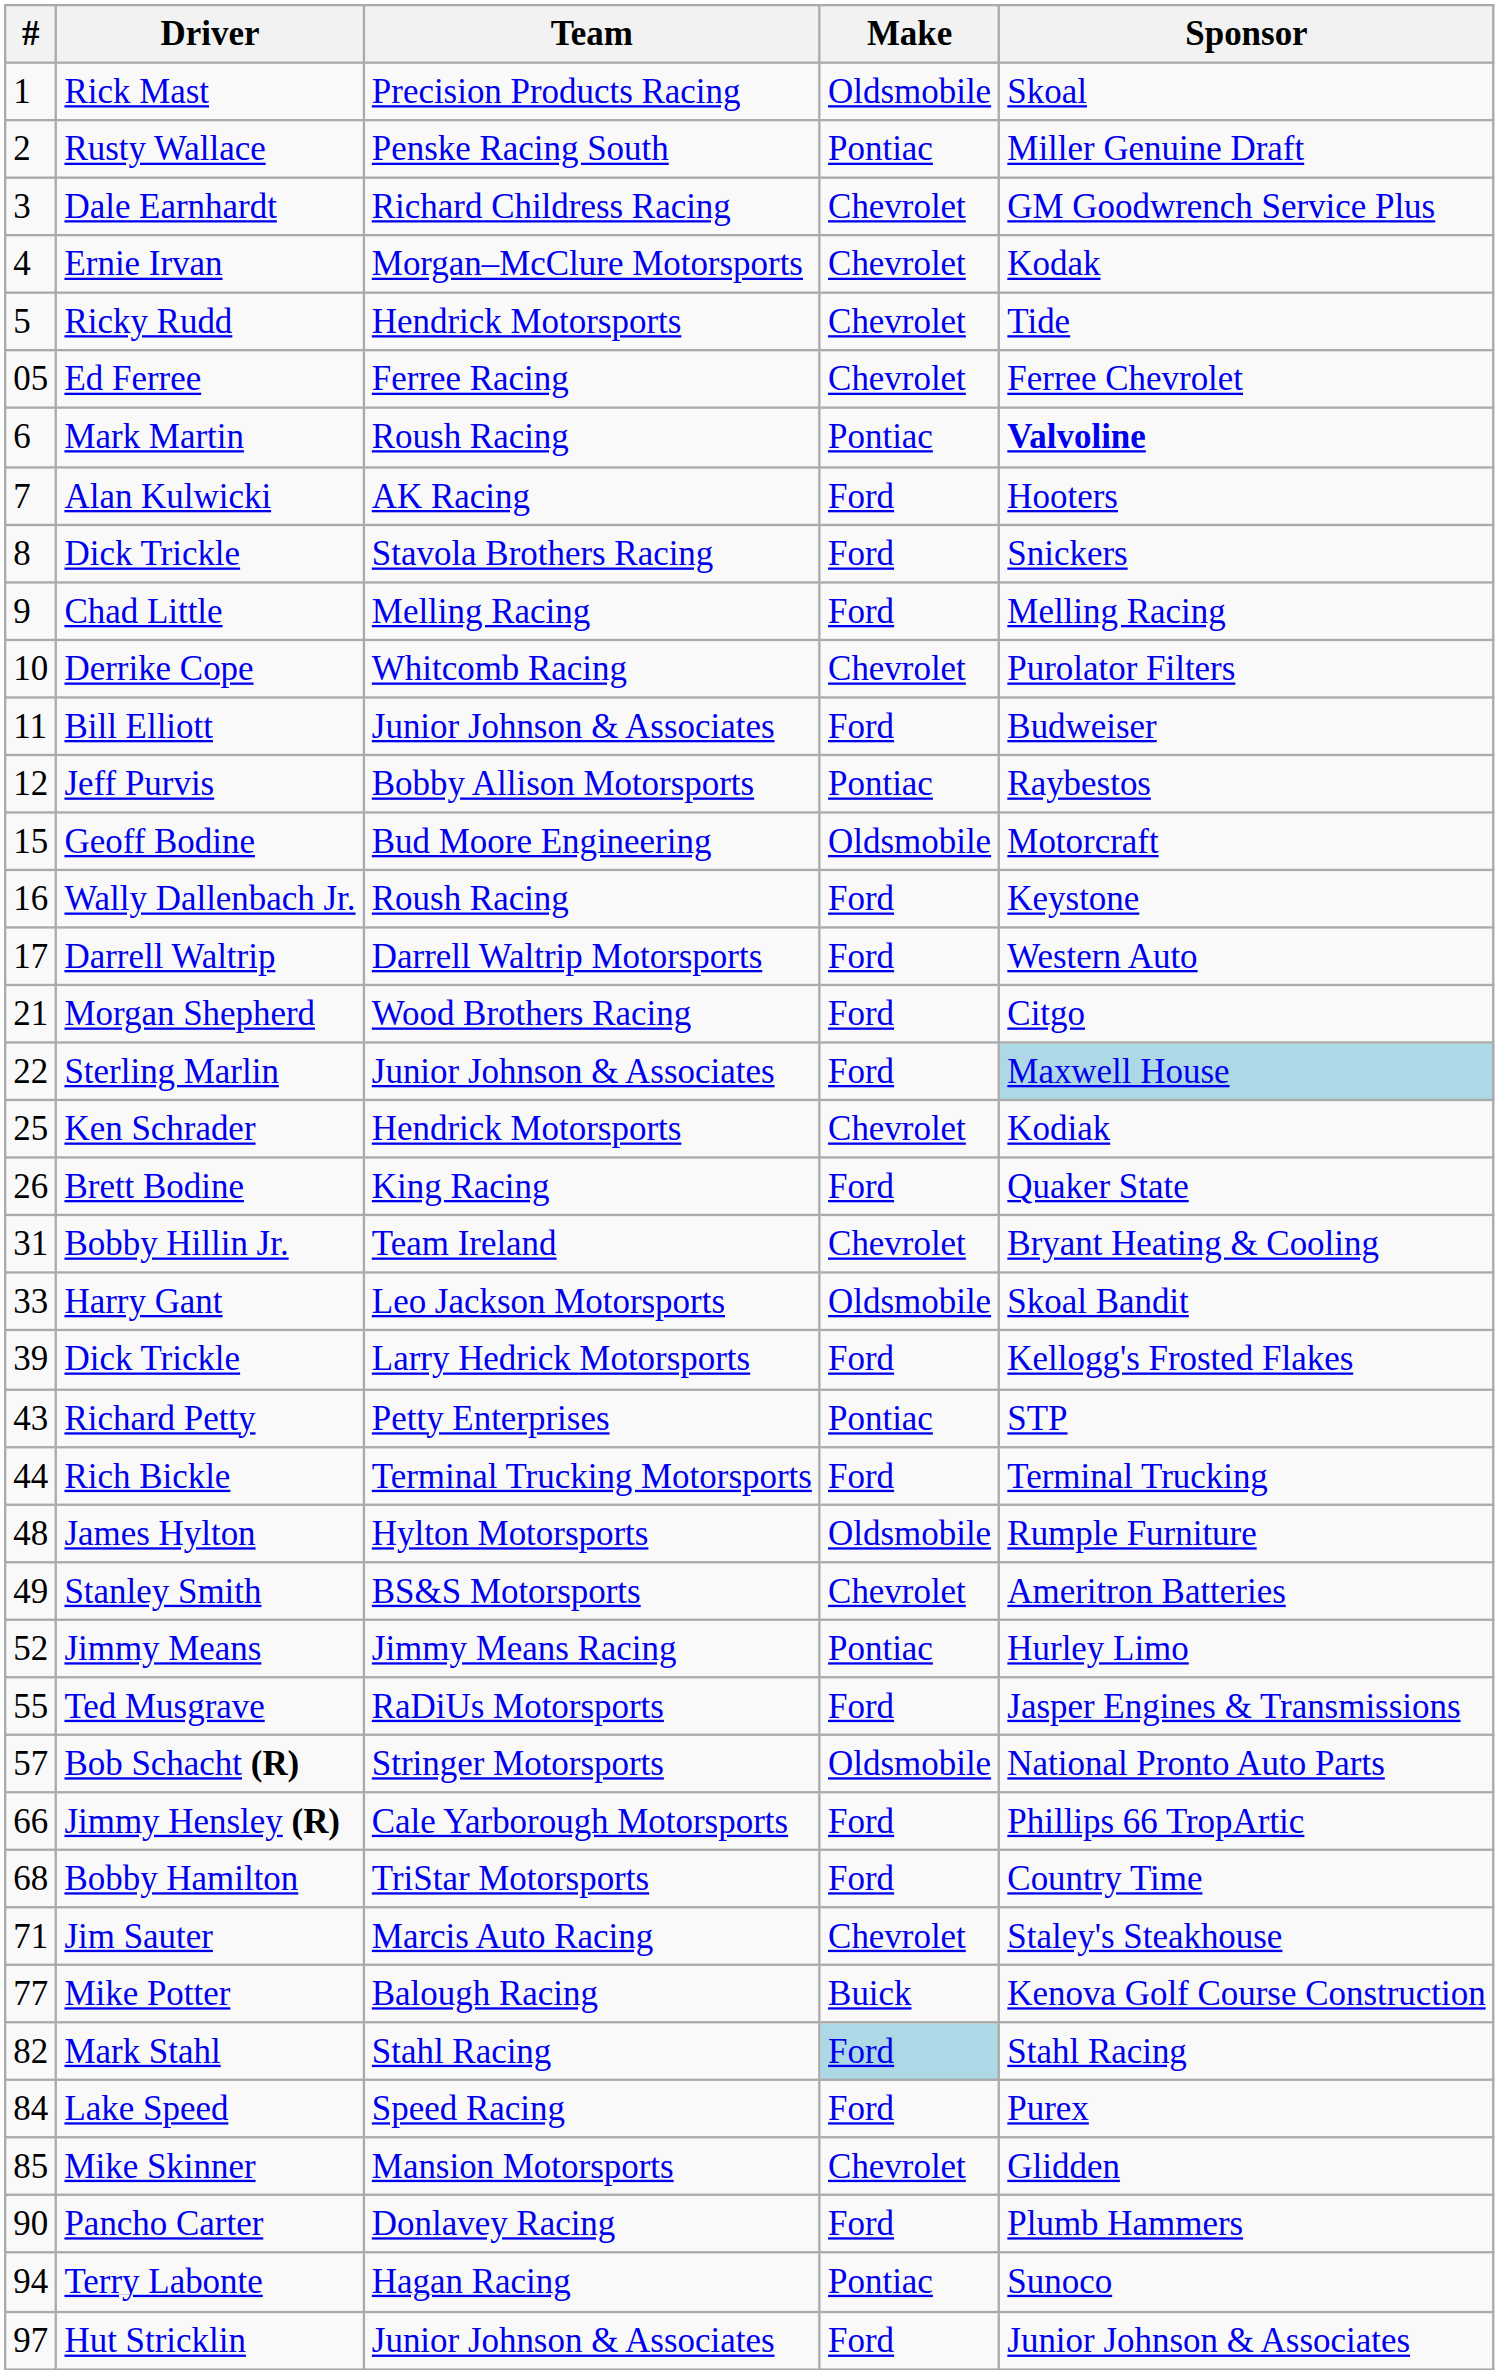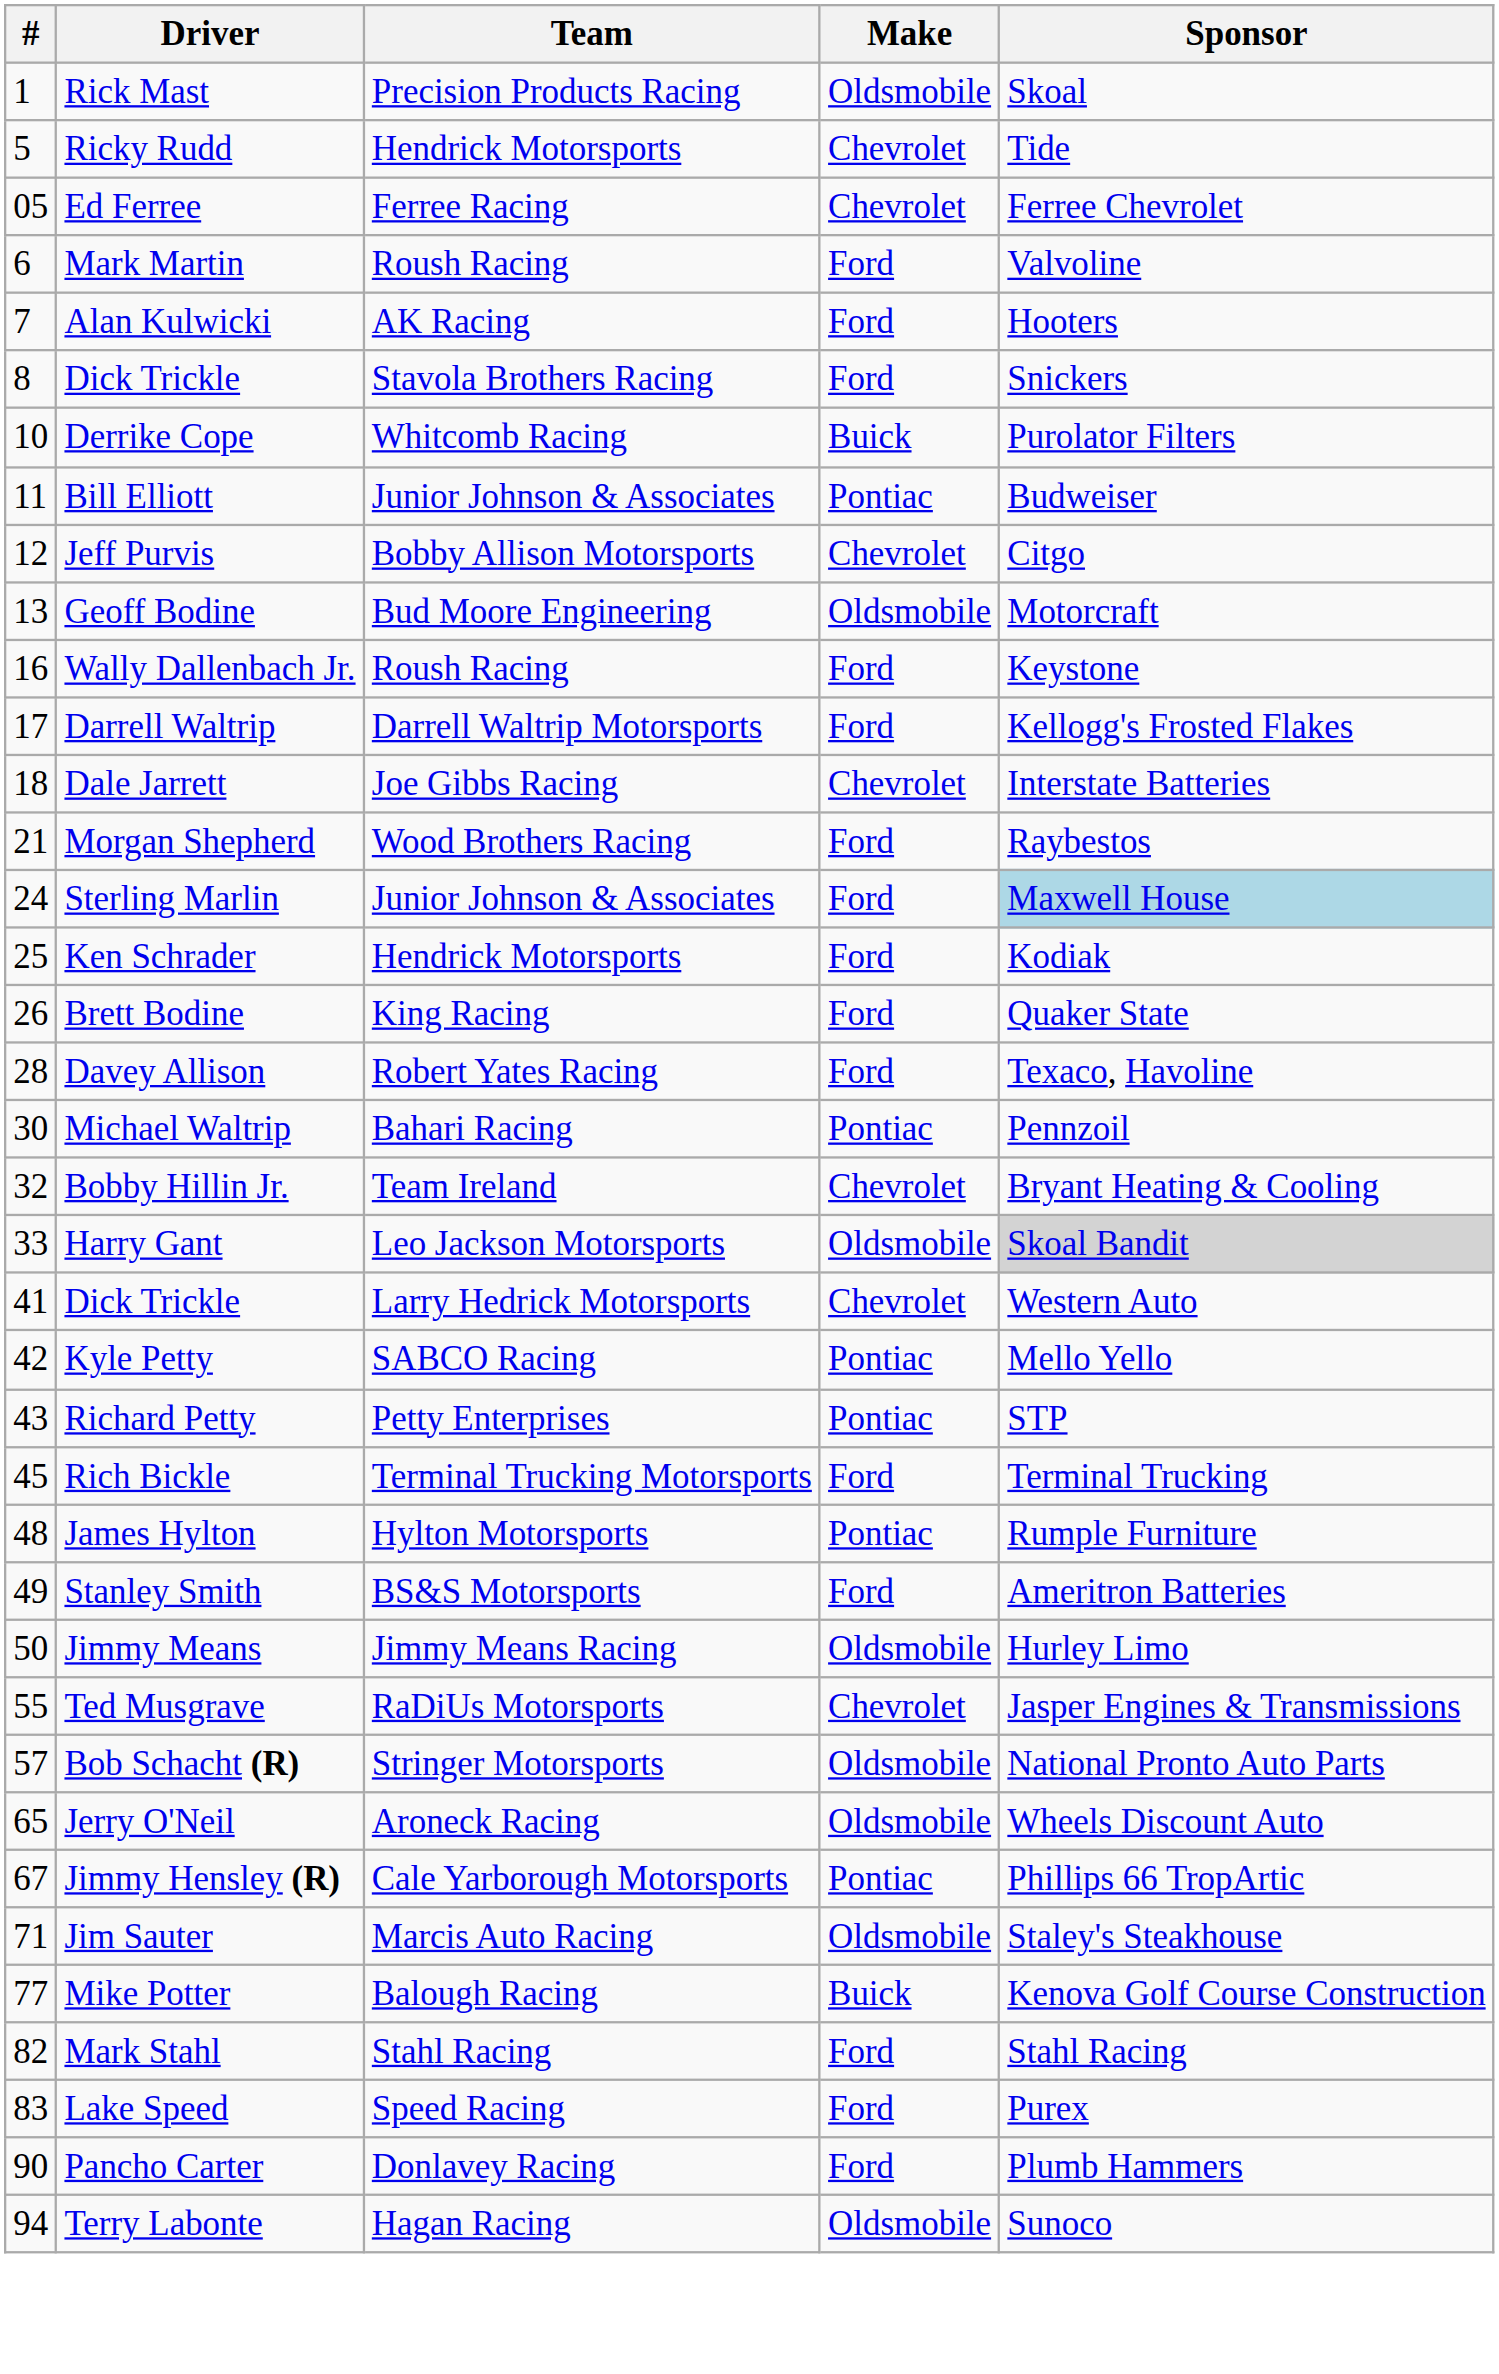- row: (165, 148)
- row: (171, 206)
- row: (143, 264)
(880, 437) Pontiac -> (861, 264) Ford
(1077, 437) bold -> (1074, 264) normal
- row: (144, 609)
(897, 667) Chevrolet -> (870, 437) Buick
(861, 725) Ford -> (880, 494) Pontiac
(880, 782) Pontiac -> (897, 552) Chevrolet
(1079, 782) Raybestos -> (1046, 552) Citgo
(31, 840) 15 -> (31, 609) 13
(1102, 955) Western Auto -> (1180, 725) Kellogg's Frosted Flakes
+ row: (145, 782)
(1046, 1013) Citgo -> (1079, 840) Raybestos
(31, 1071) 22 -> (31, 898) 24
(897, 1128) Chevrolet -> (861, 955) Ford
+ row: (165, 1071)
+ row: (178, 1128)
(31, 1244) 31 -> (31, 1186) 32
(1098, 1301) no background -> (1098, 1244) lightgrey background
(31, 1359) 39 -> (31, 1301) 41
(861, 1359) Ford -> (897, 1301) Chevrolet
(1180, 1359) Kellogg's Frosted Flakes -> (1102, 1301) Western Auto
+ row: (139, 1359)
(31, 1474) 44 -> (31, 1474) 45
(910, 1532) Oldsmobile -> (880, 1532) Pontiac
(897, 1589) Chevrolet -> (861, 1589) Ford
(31, 1647) 52 -> (31, 1647) 50
(880, 1647) Pontiac -> (910, 1647) Oldsmobile
(861, 1705) Ford -> (897, 1705) Chevrolet
+ row: (150, 1820)
(31, 1820) 66 -> (31, 1878) 67
(861, 1820) Ford -> (880, 1878) Pontiac
- row: (181, 1878)
(897, 1935) Chevrolet -> (910, 1935) Oldsmobile
(861, 2051) lightblue background -> (861, 2051) no background
(31, 2108) 84 -> (31, 2108) 83
- row: (160, 2166)
(880, 2281) Pontiac -> (910, 2223) Oldsmobile
- row: (155, 2339)
